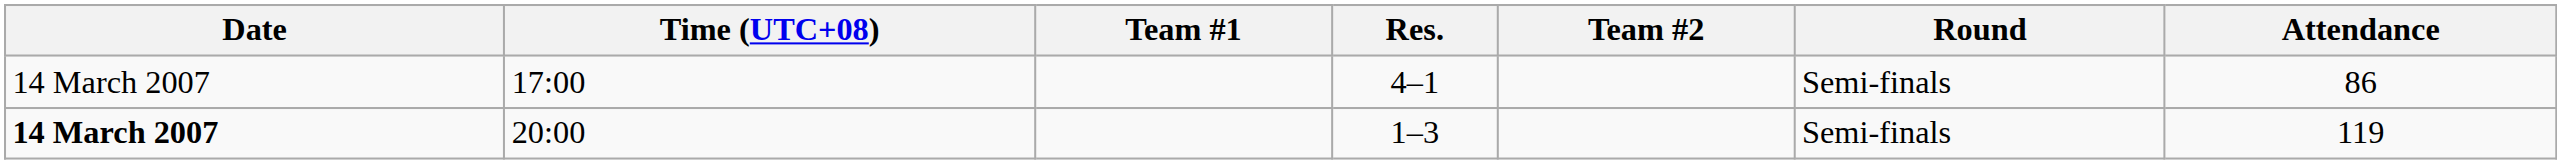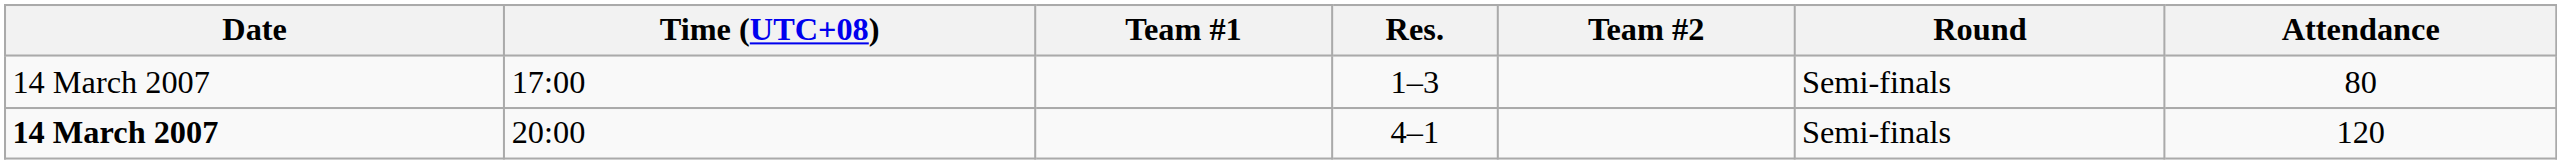(1415, 81) 4–1 -> (1415, 81) 1–3
(2361, 81) 86 -> (2361, 81) 80
(1415, 132) 1–3 -> (1415, 132) 4–1
(2361, 132) 119 -> (2361, 132) 120
